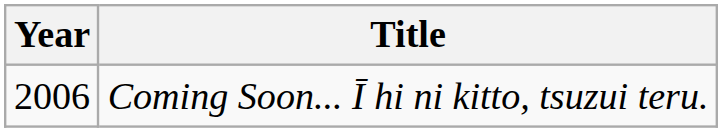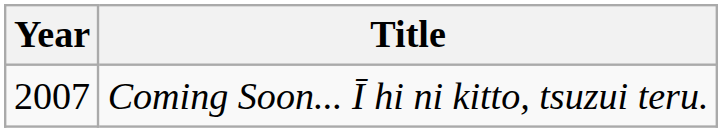(52, 95) 2006 -> (52, 95) 2007
